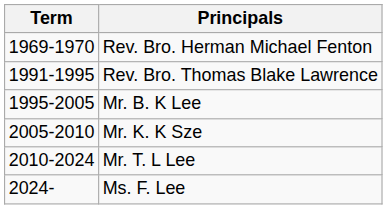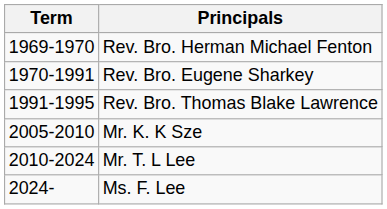+ row: (208, 75)
- row: (152, 103)
